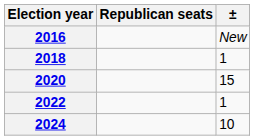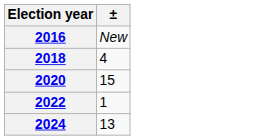- column: (156, 15)
(223, 59) 1 -> (103, 59) 4
(227, 124) 10 -> (107, 124) 13
